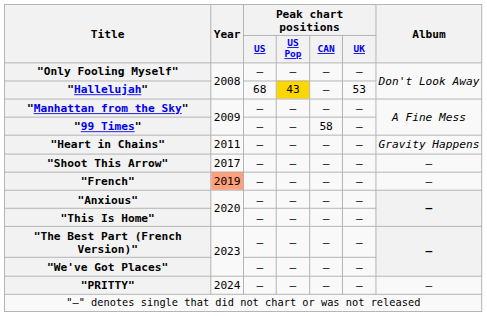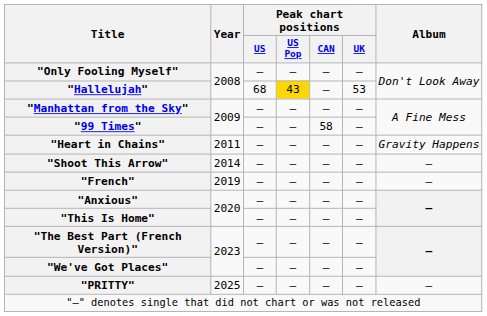(227, 163) 2017 -> (227, 163) 2014
(227, 181) lightsalmon background -> (227, 181) no background
(227, 285) 2024 -> (227, 285) 2025
